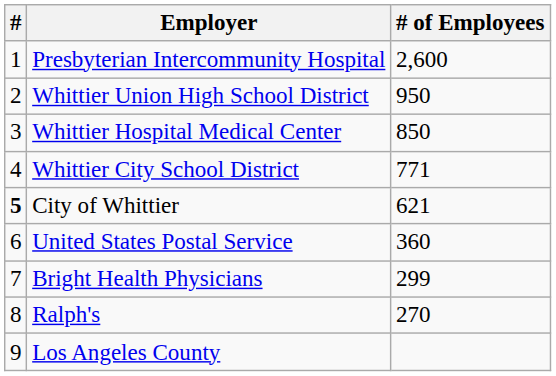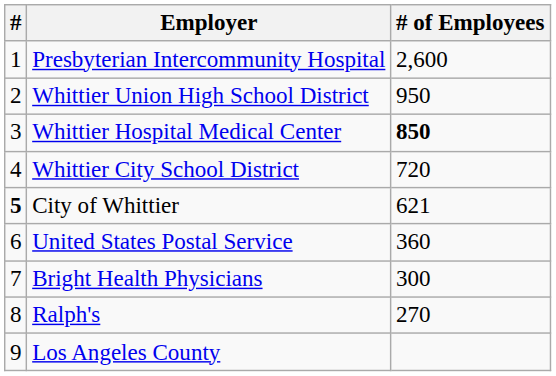(413, 132) normal -> (413, 132) bold
(413, 168) 771 -> (413, 168) 720
(413, 278) 299 -> (413, 278) 300
